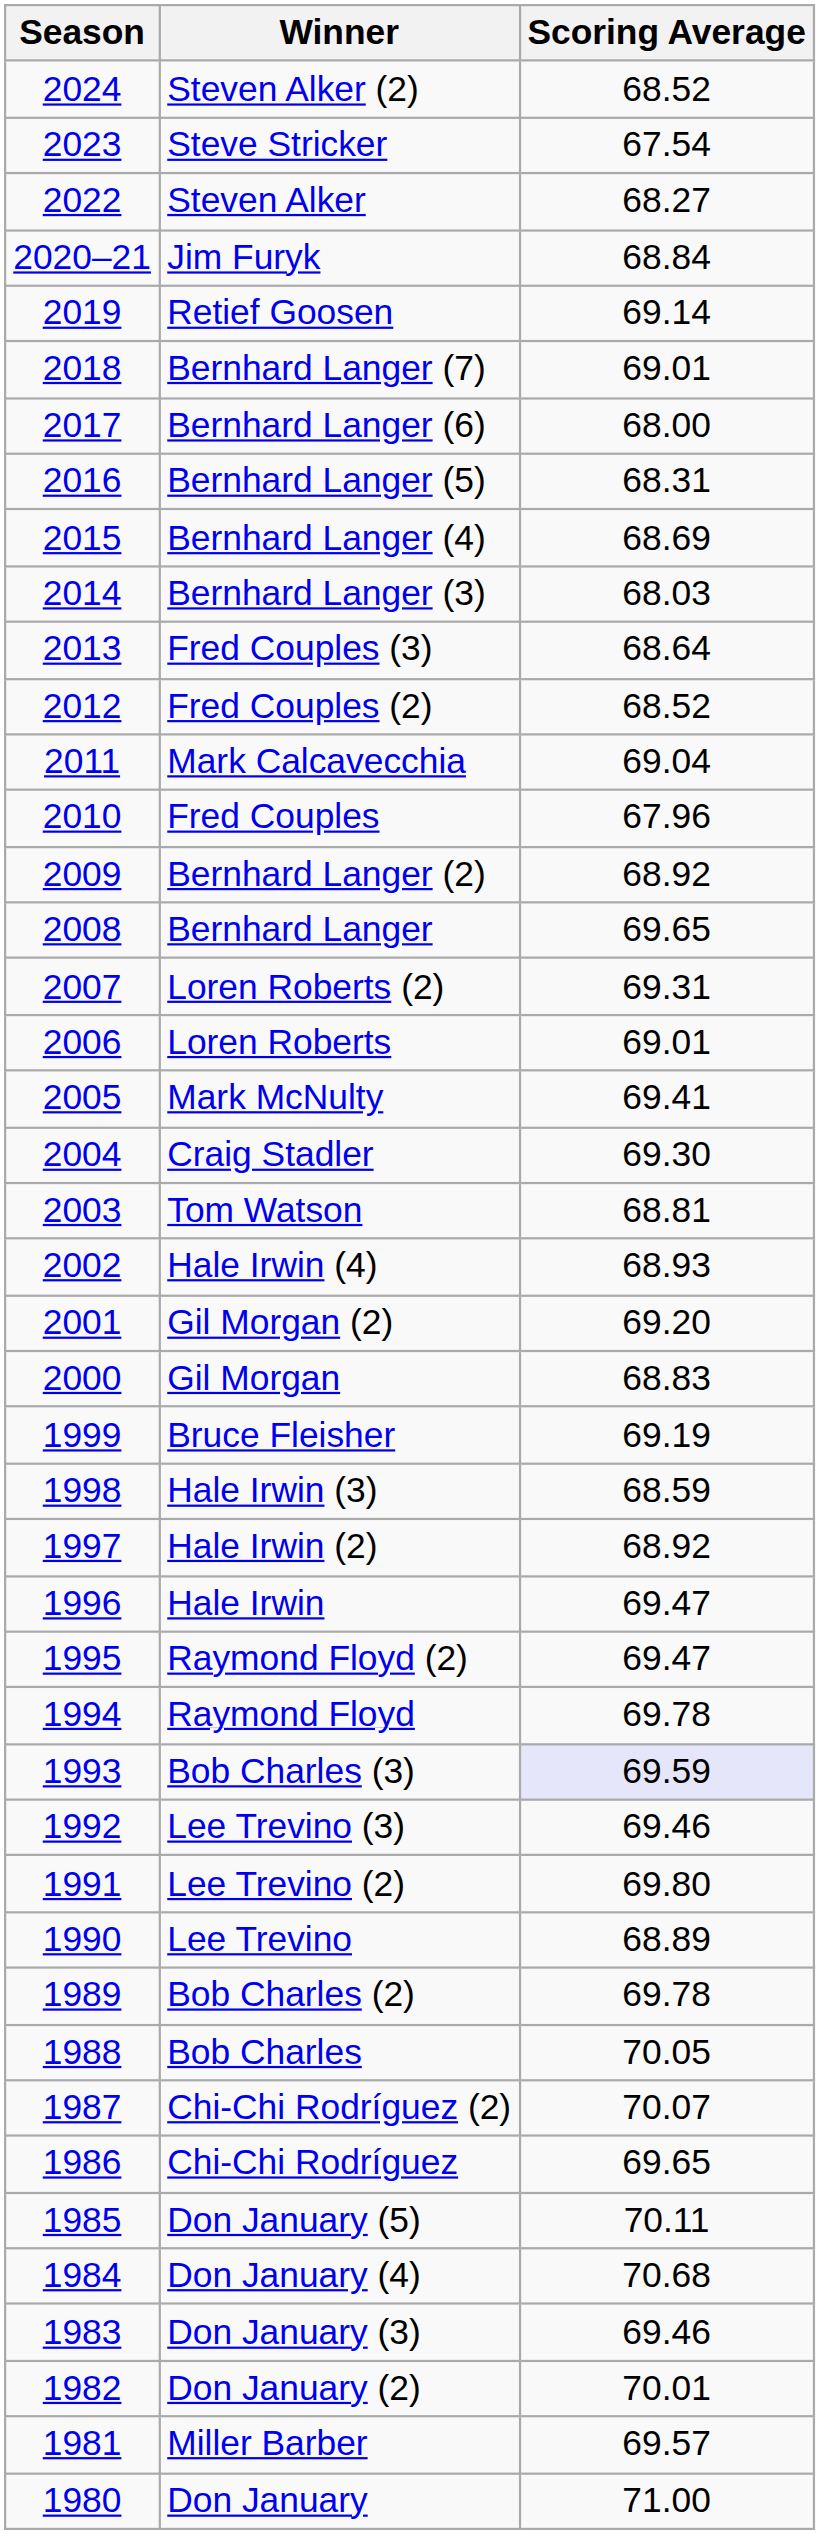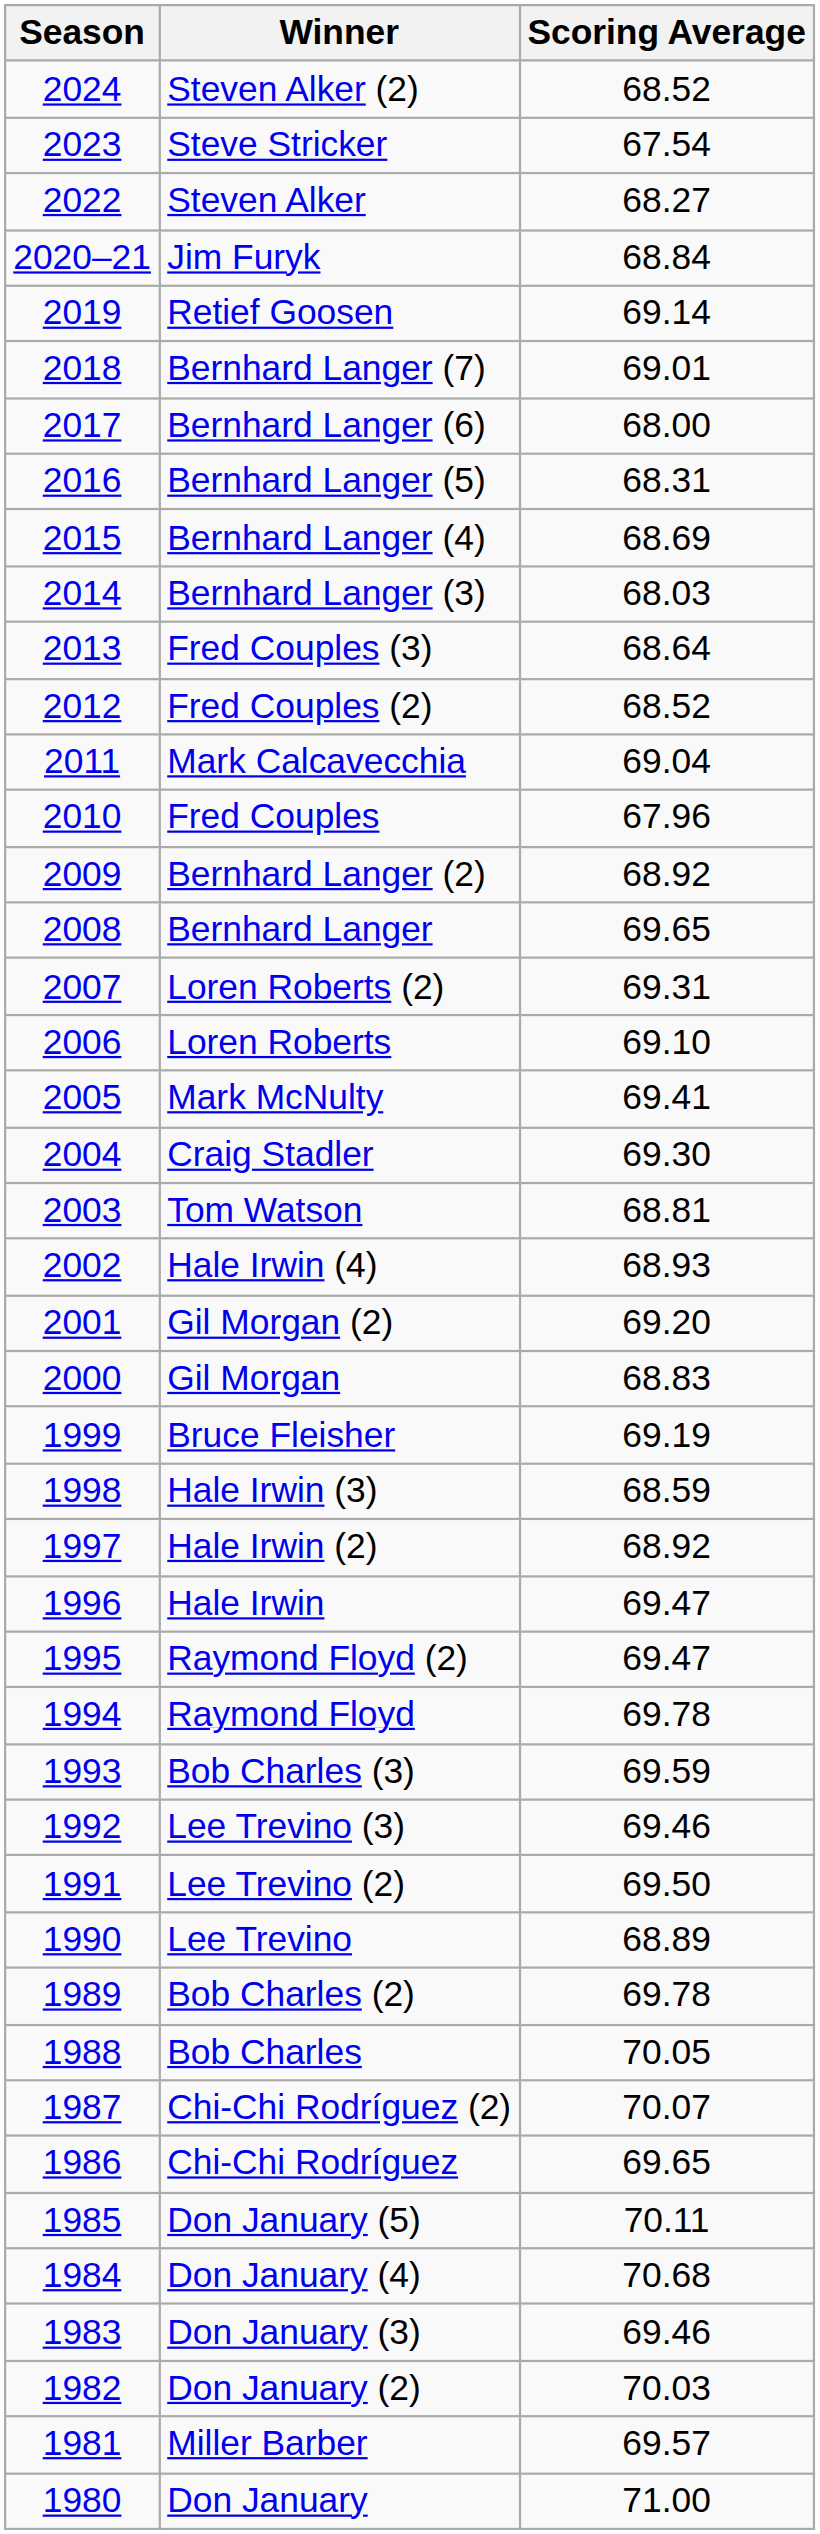(667, 1041) 69.01 -> (667, 1041) 69.10
(667, 1770) lavender background -> (667, 1770) no background
(667, 1883) 69.80 -> (667, 1883) 69.50
(667, 2387) 70.01 -> (667, 2387) 70.03
